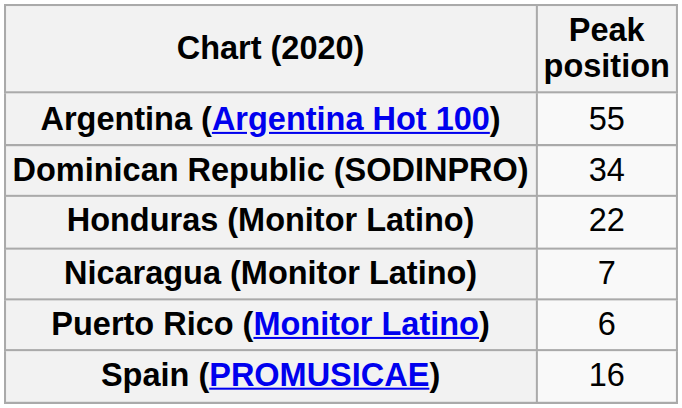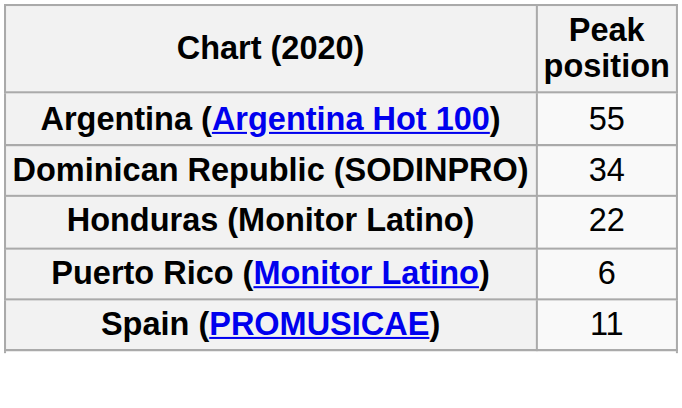- row: (271, 272)
(607, 375) 16 -> (607, 324) 11
